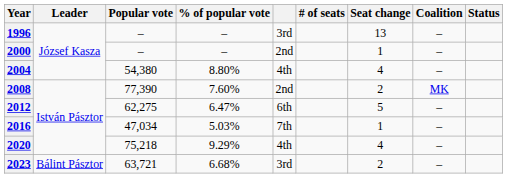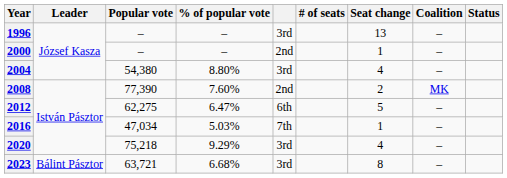(284, 70) 4th -> (284, 70) 3rd
(284, 145) 4th -> (284, 145) 3rd
(380, 164) 2 -> (380, 164) 8
